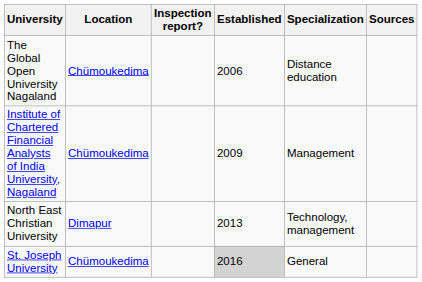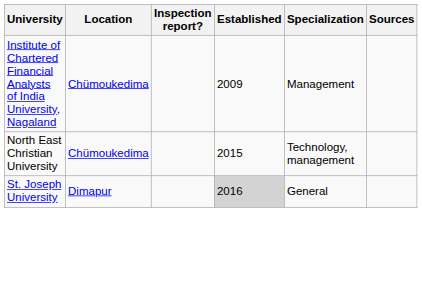- row: (32, 70)
(90, 223) Dimapur -> (108, 153) Chümoukedima
(230, 223) 2013 -> (230, 153) 2015
(108, 261) Chümoukedima -> (90, 191) Dimapur
